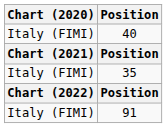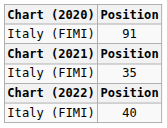rows swapped: (130, 34) <-> (130, 113)
